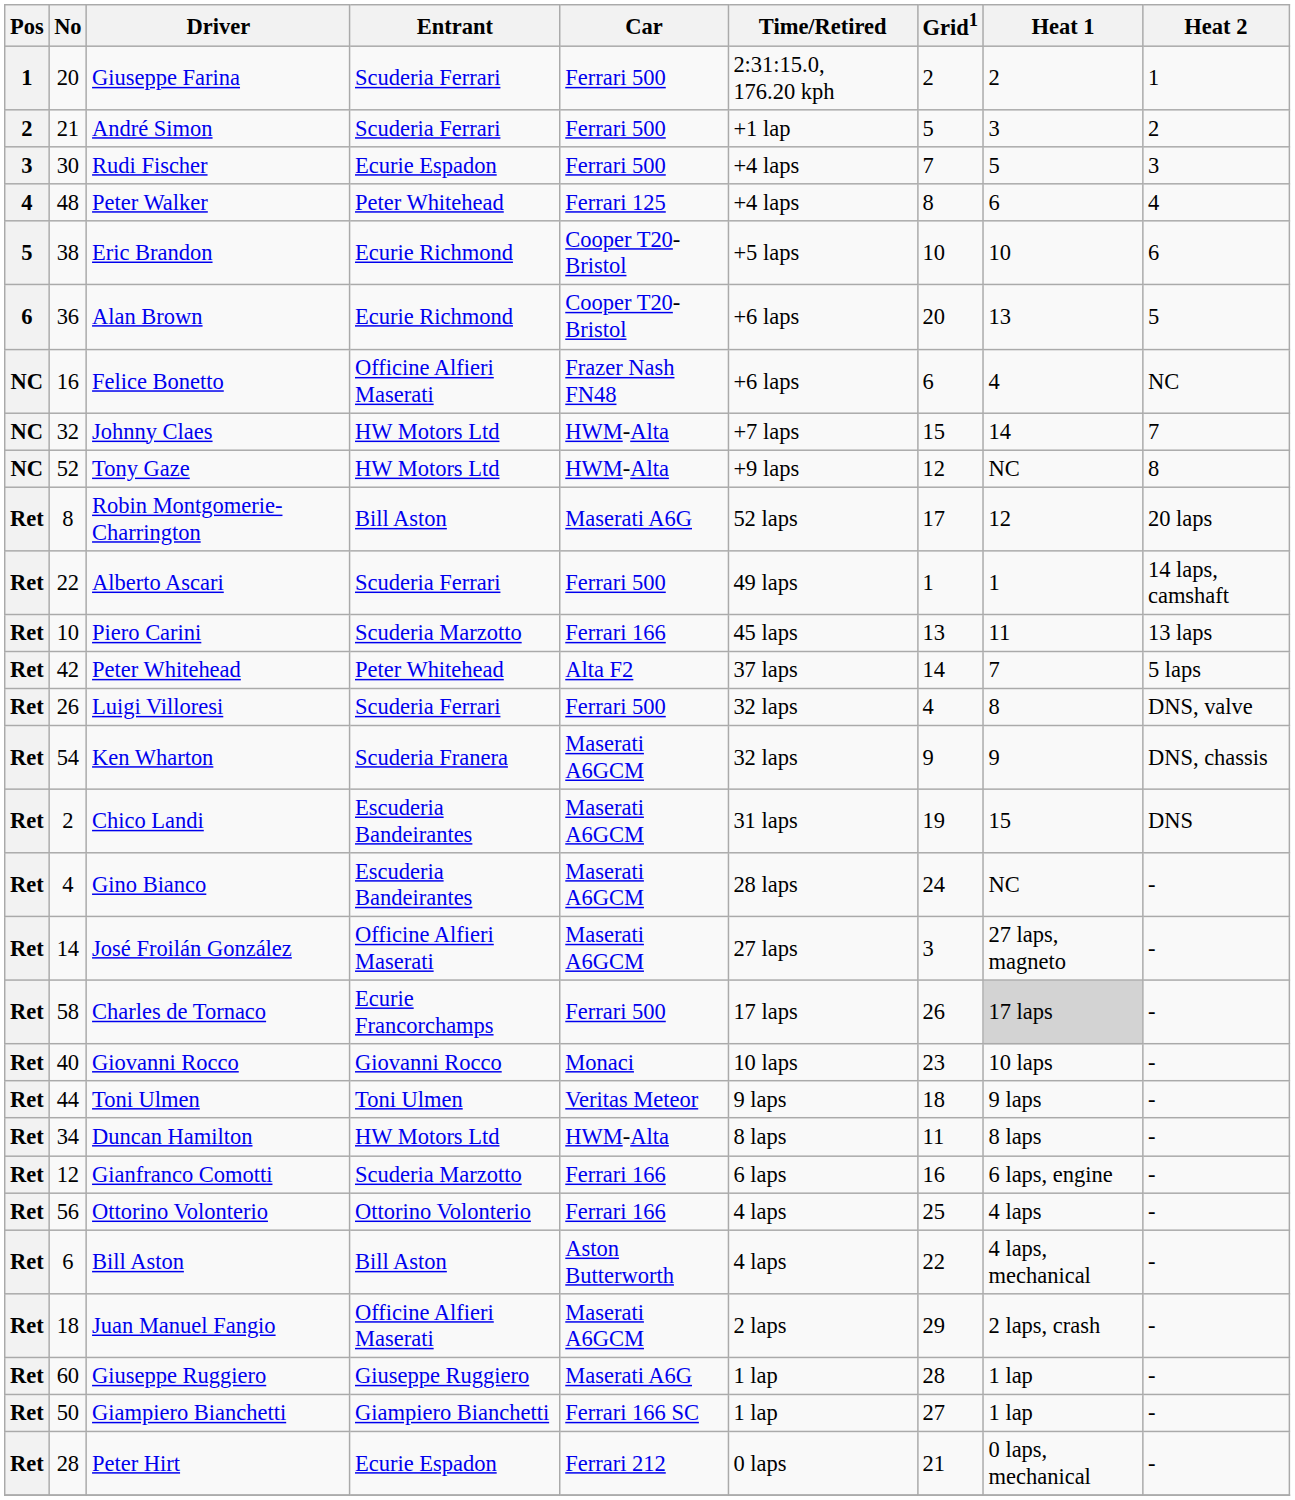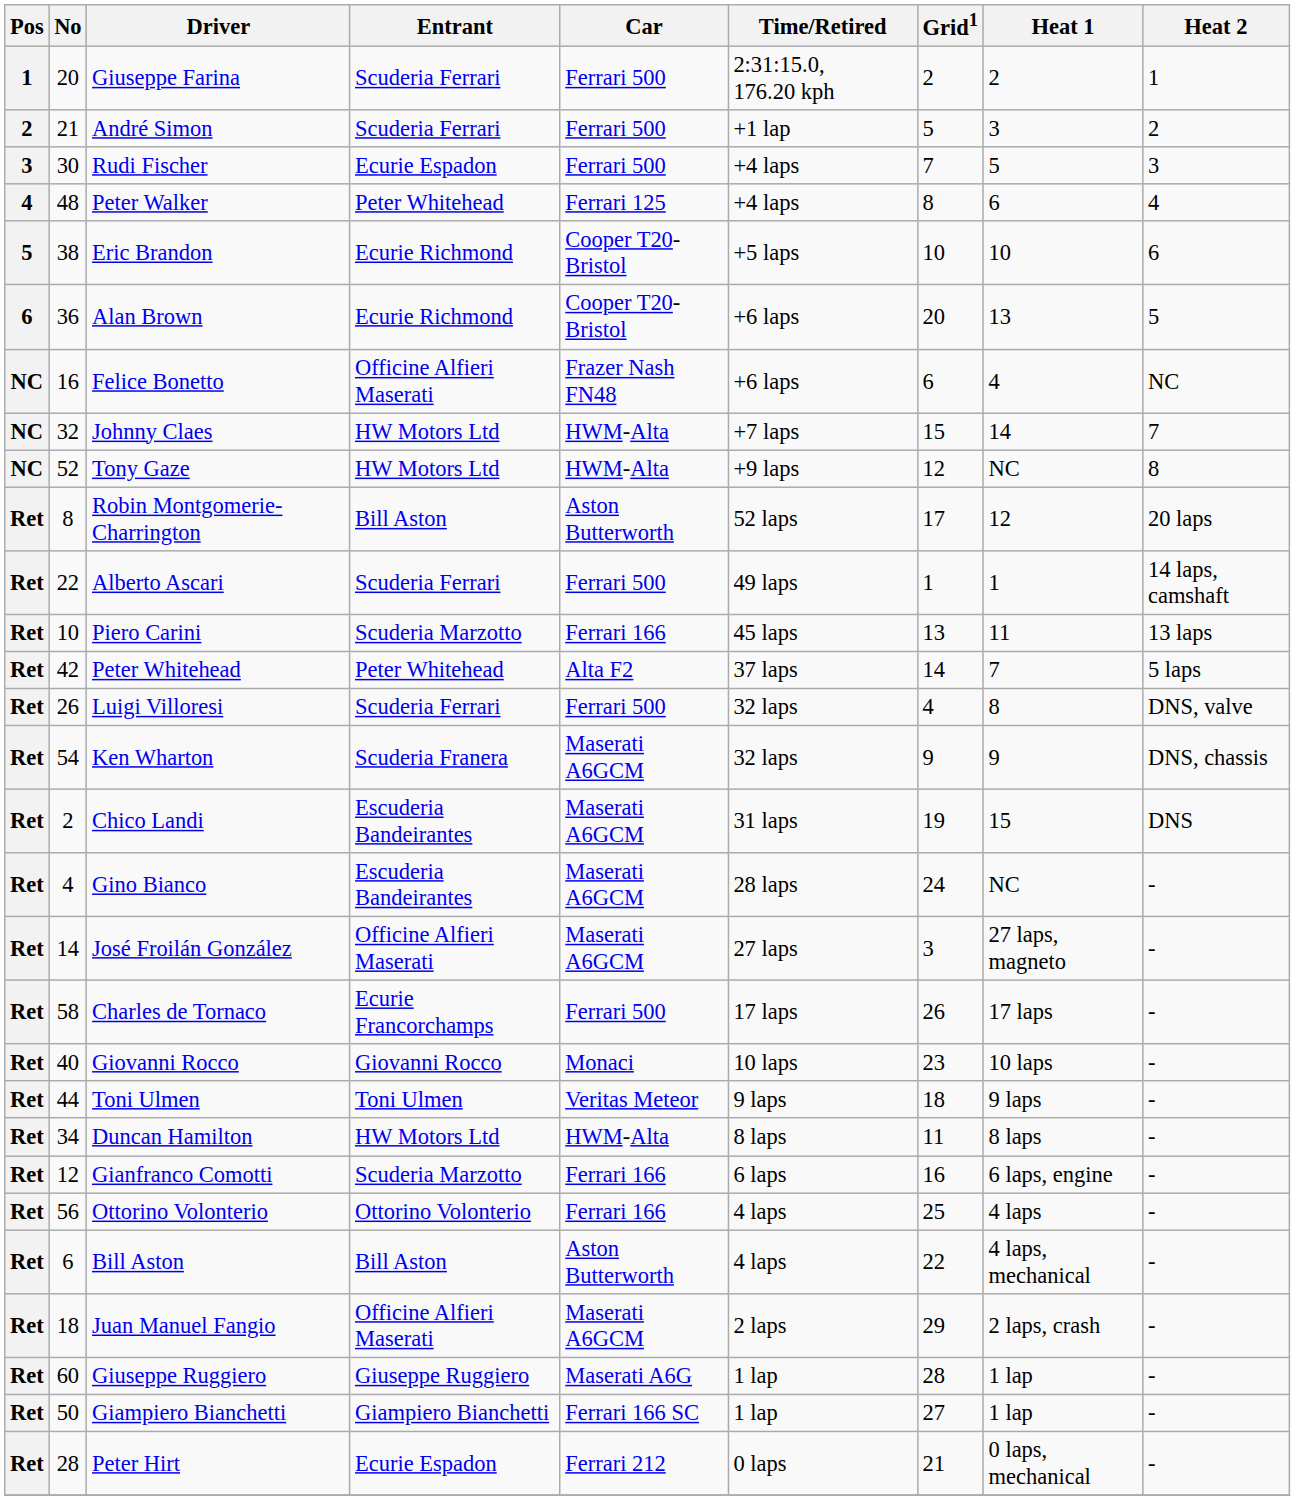(629, 518) Maserati A6G -> (620, 518) Aston Butterworth
(1021, 1012) lightgrey background -> (1021, 1012) no background
